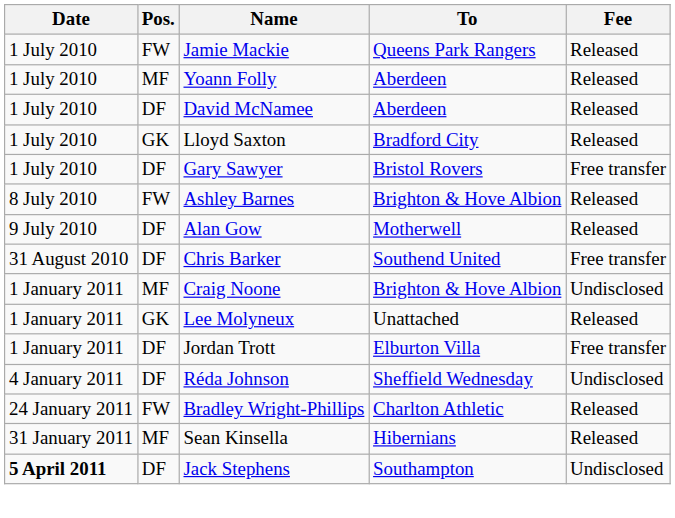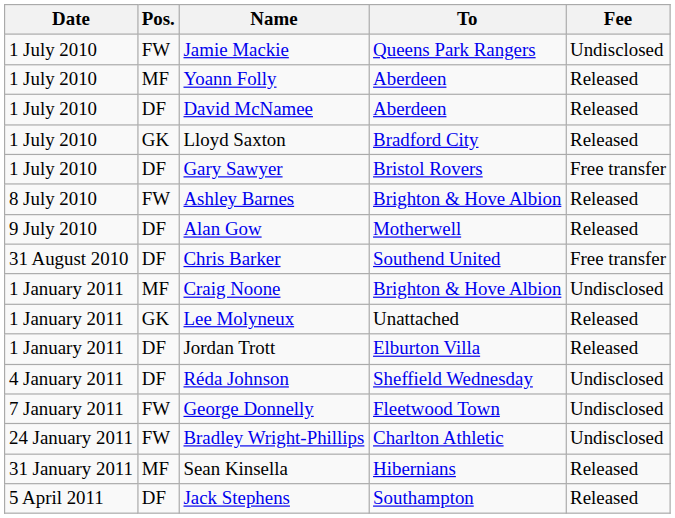(604, 49) Released -> (617, 49) Undisclosed
(618, 348) Free transfer -> (604, 348) Released
+ row: (249, 408)
(604, 408) Released -> (617, 438) Undisclosed
(58, 468) bold -> (56, 498) normal
(617, 468) Undisclosed -> (604, 498) Released
